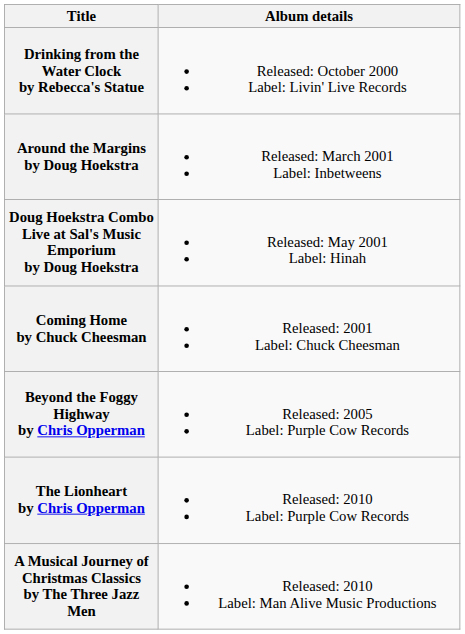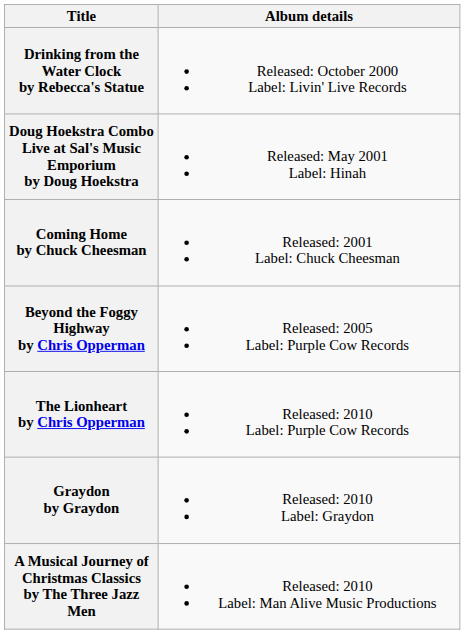- row: (81, 156)
+ row: (81, 500)
